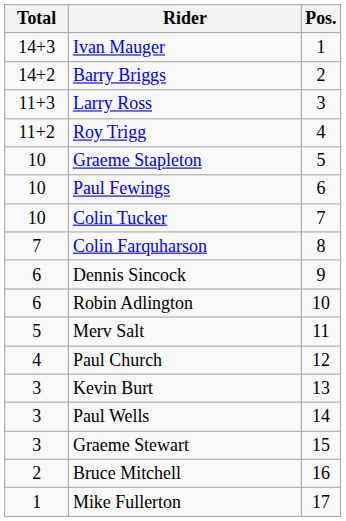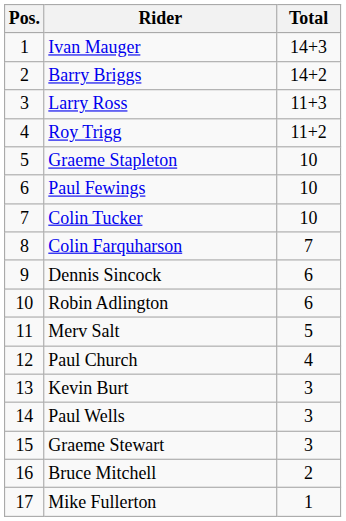columns swapped: (321, 18) <-> (37, 18)
